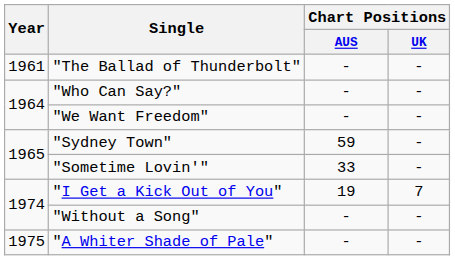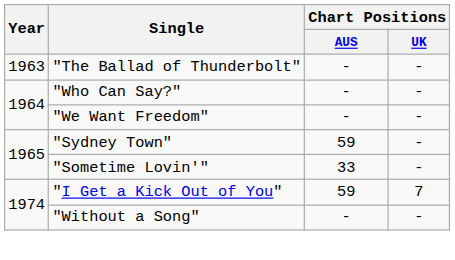(27, 67) 1961 -> (27, 67) 1963
(346, 192) 19 -> (346, 192) 59
- row: (163, 242)
